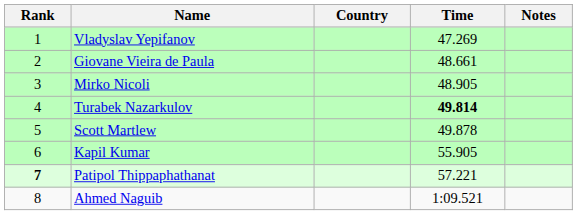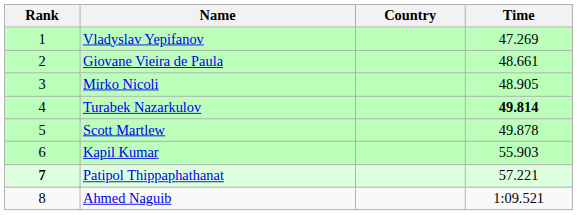- column: (539, 15)
(457, 152) 55.905 -> (519, 152) 55.903
